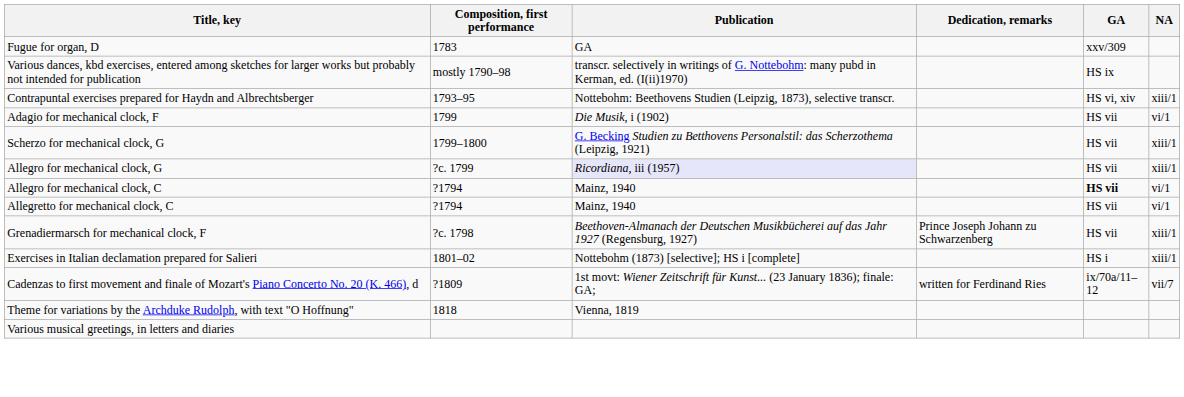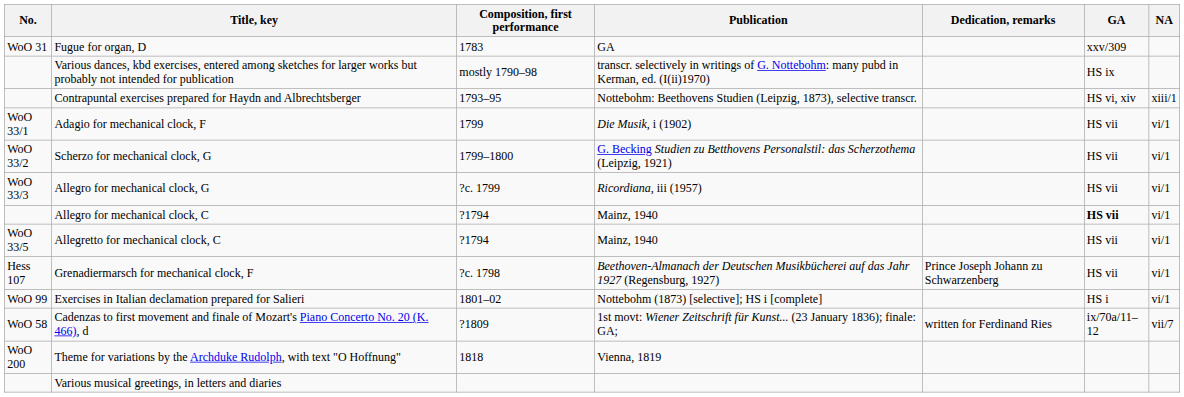+ column: (28, 20)
(1164, 142) xiii/1 -> (1161, 156) vi/1
(627, 168) lavender background -> (649, 188) no background
(1164, 168) xiii/1 -> (1161, 188) vi/1
(1164, 232) xiii/1 -> (1161, 273) vi/1
(1164, 258) xiii/1 -> (1161, 298) vi/1
